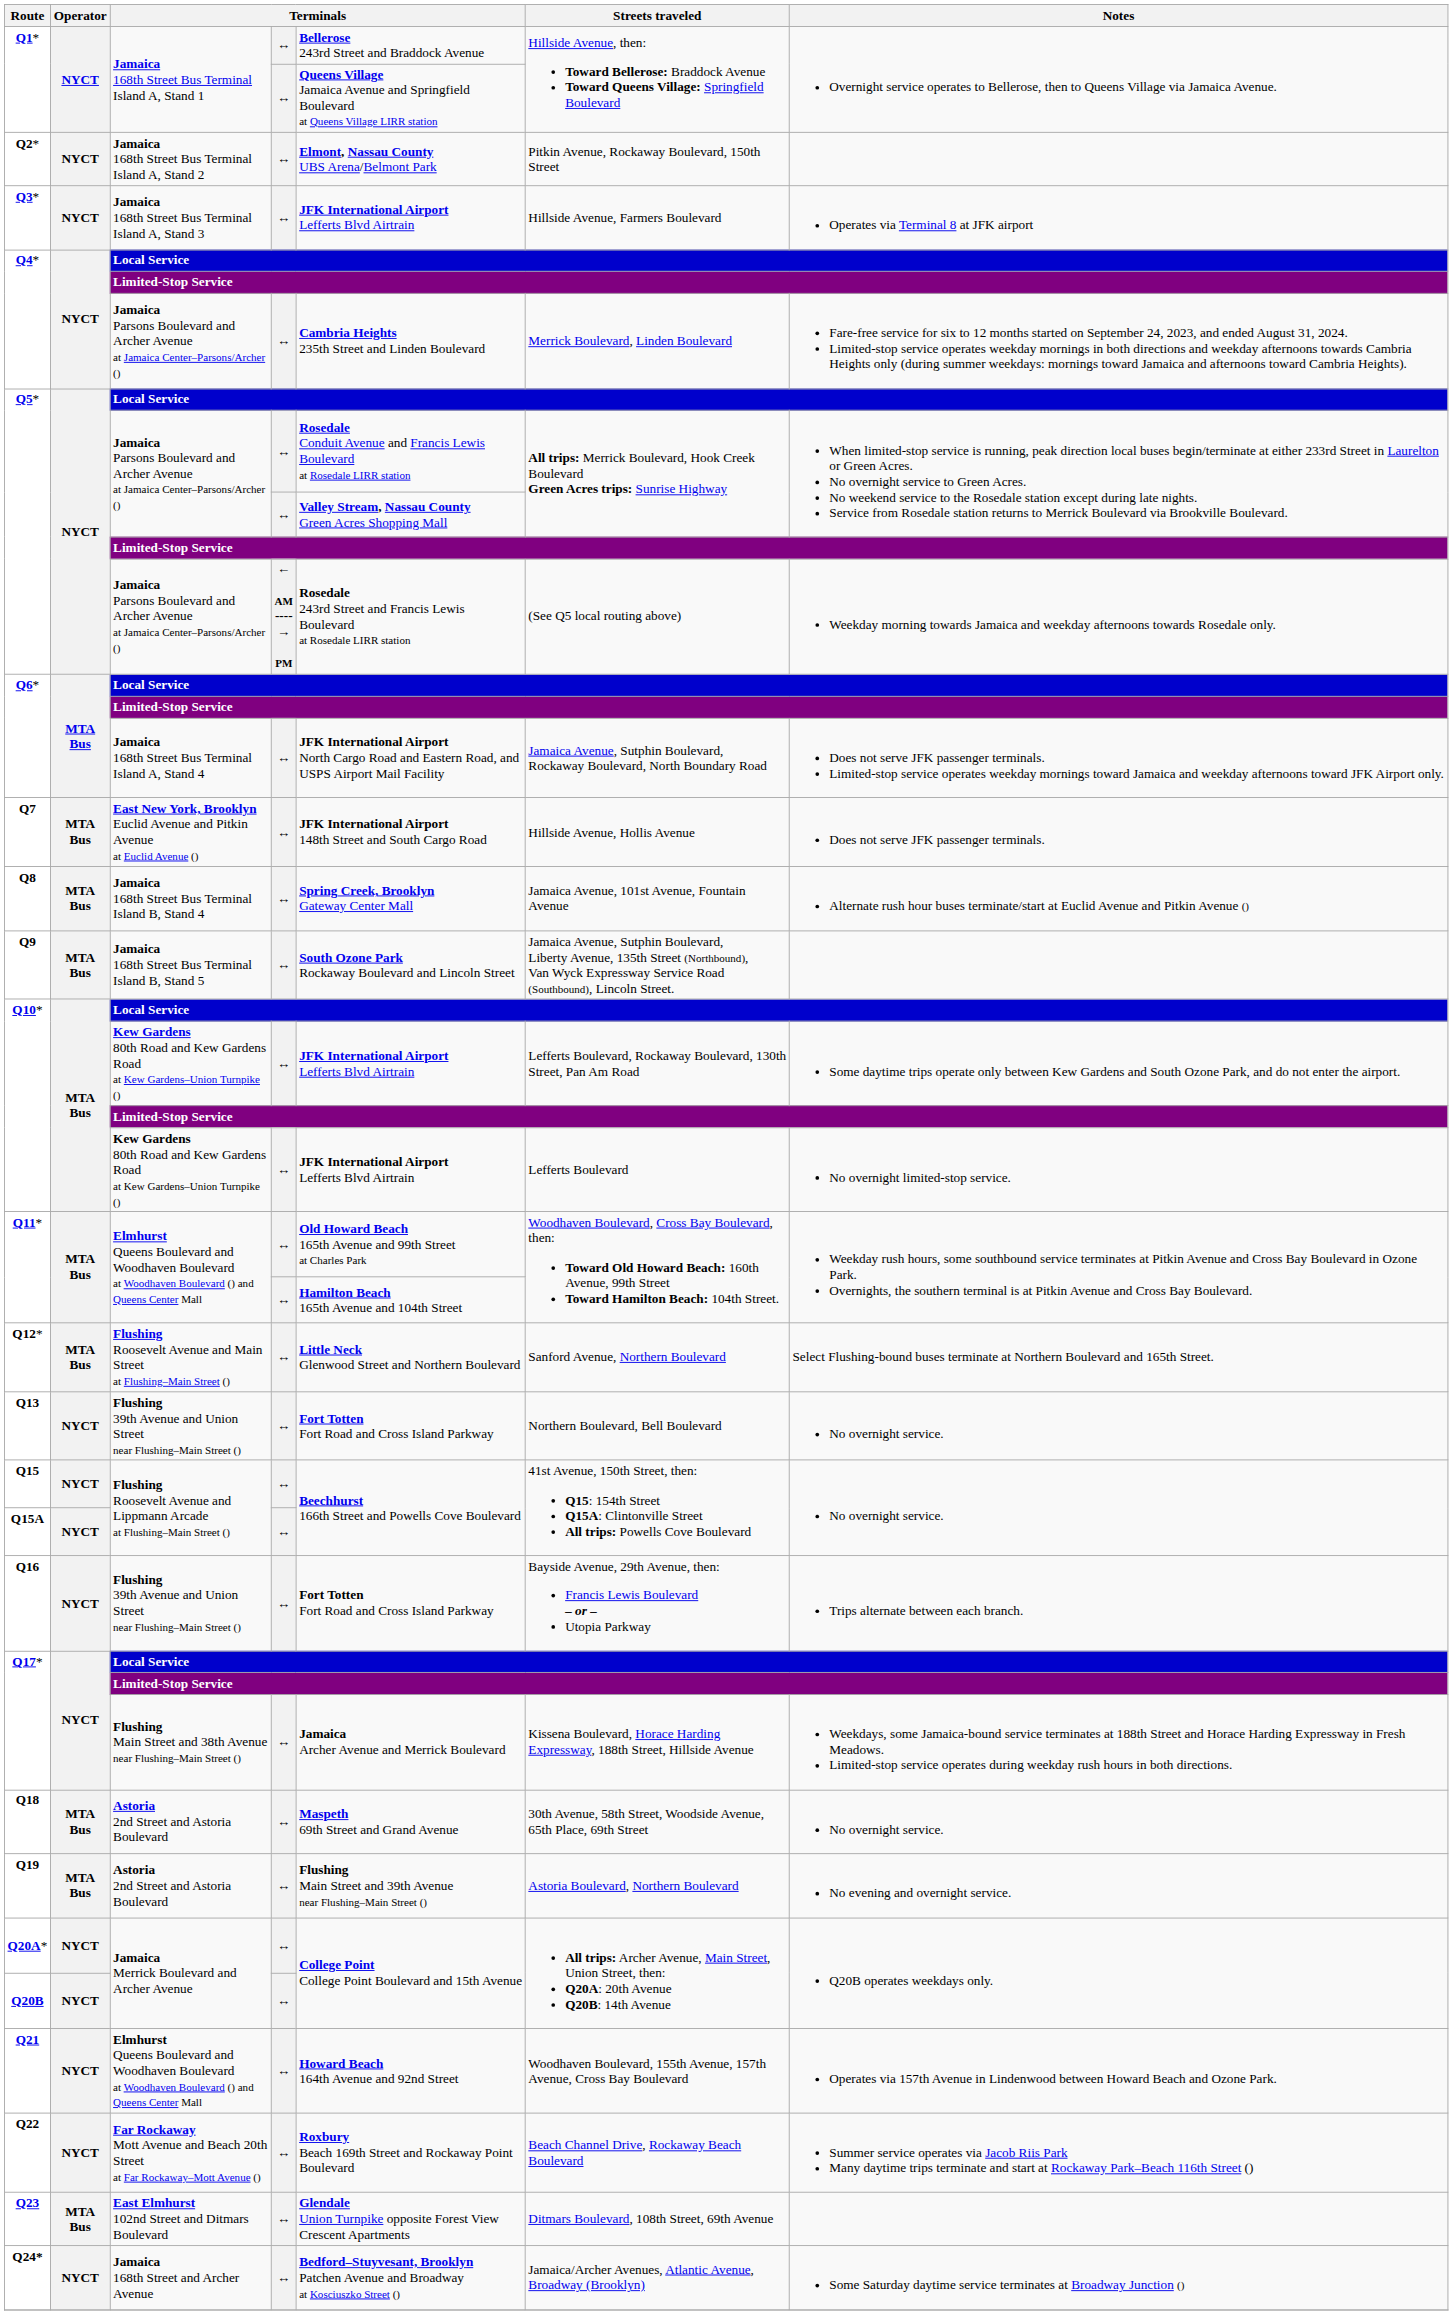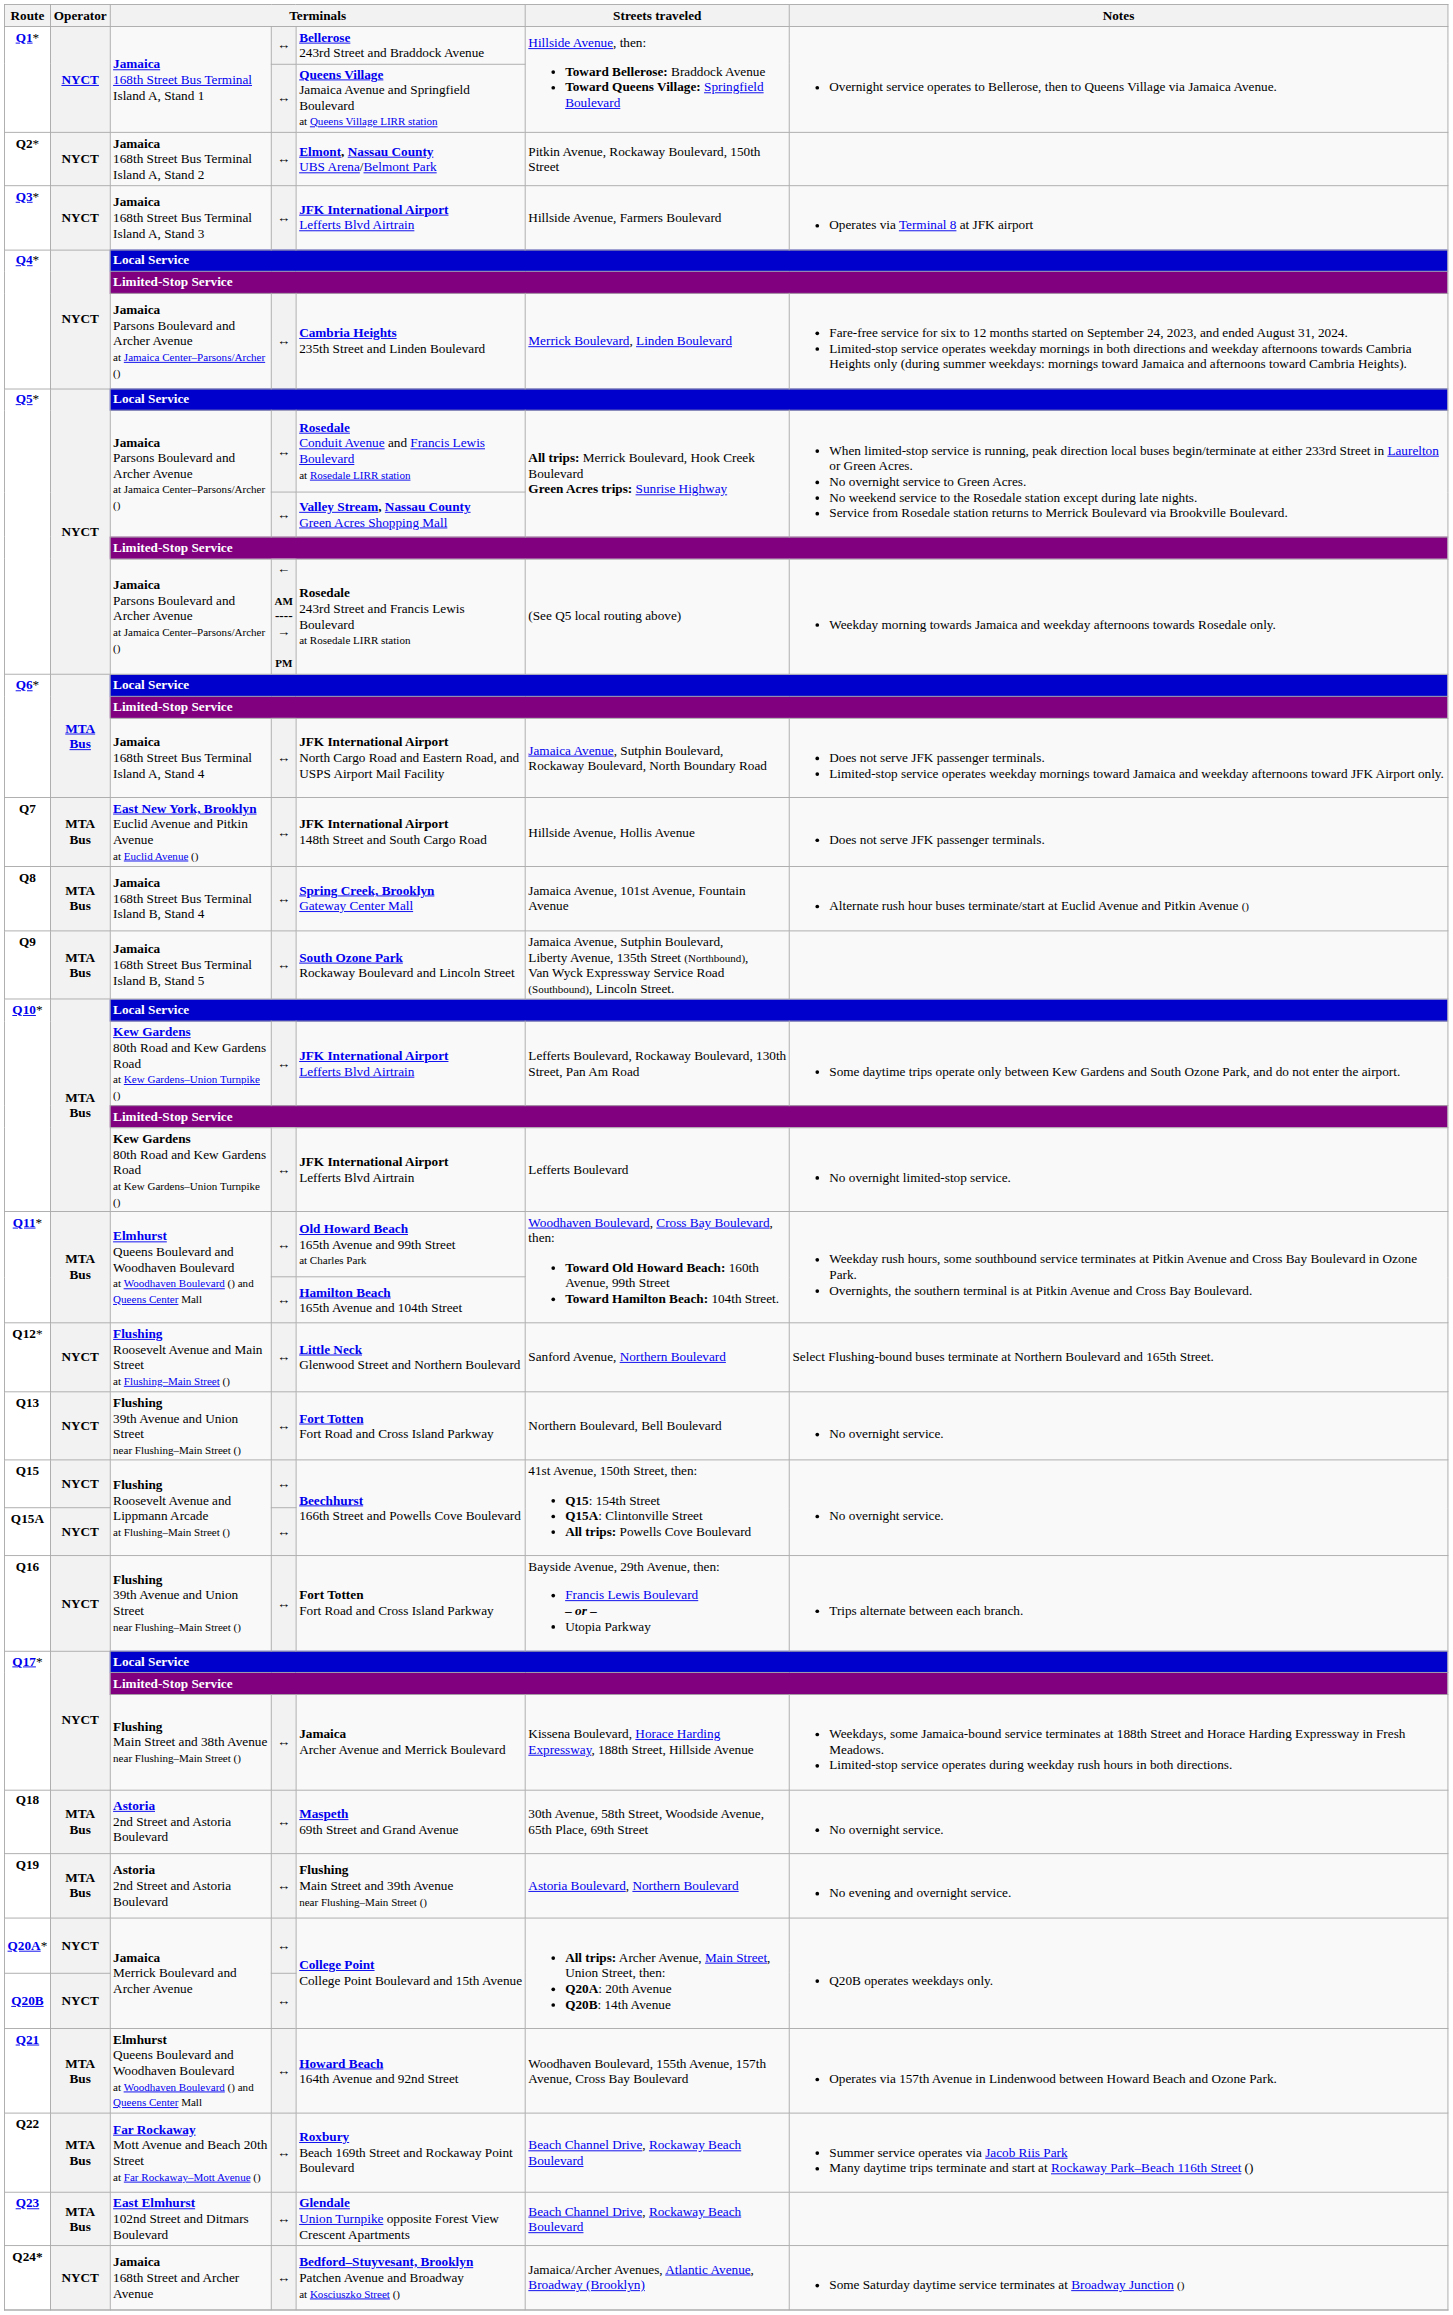(80, 1357) MTA Bus -> (80, 1357) NYCT
(80, 2071) NYCT -> (80, 2071) MTA Bus
(80, 2153) NYCT -> (80, 2153) MTA Bus
(651, 2219) Ditmars Boulevard, 108th Street, 69th Avenue -> (635, 2219) Beach Channel Drive, Rockaway Beach Boulevard
